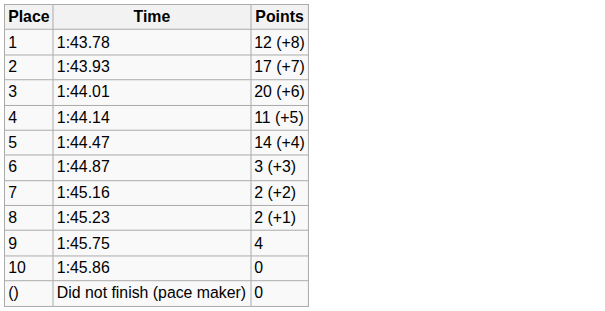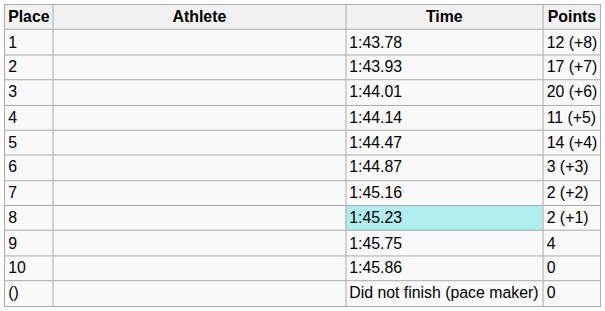+ column: (199, 17)
(83, 218) no background -> (376, 218) paleturquoise background
